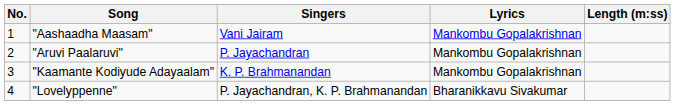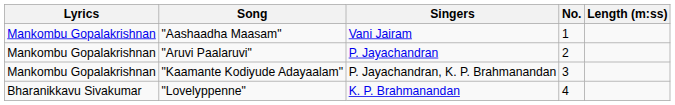columns swapped: (17, 14) <-> (507, 14)
(275, 72) K. P. Brahmanandan -> (452, 72) P. Jayachandran, K. P. Brahmanandan
(323, 91) P. Jayachandran, K. P. Brahmanandan -> (404, 91) K. P. Brahmanandan
